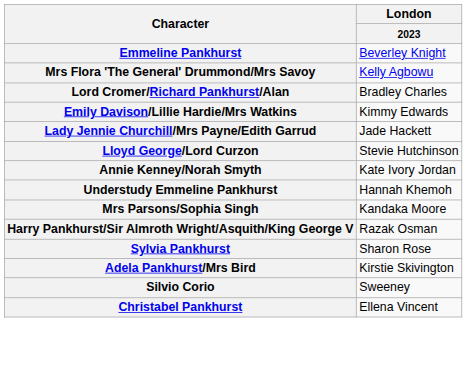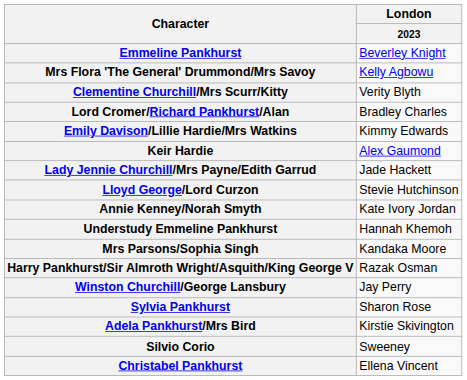+ row: (180, 92)
+ row: (180, 151)
+ row: (180, 287)
